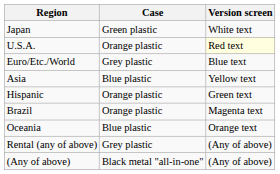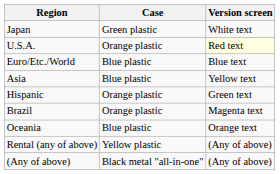(127, 62) Grey plastic -> (127, 62) Blue plastic
(127, 144) Grey plastic -> (132, 144) Yellow plastic
